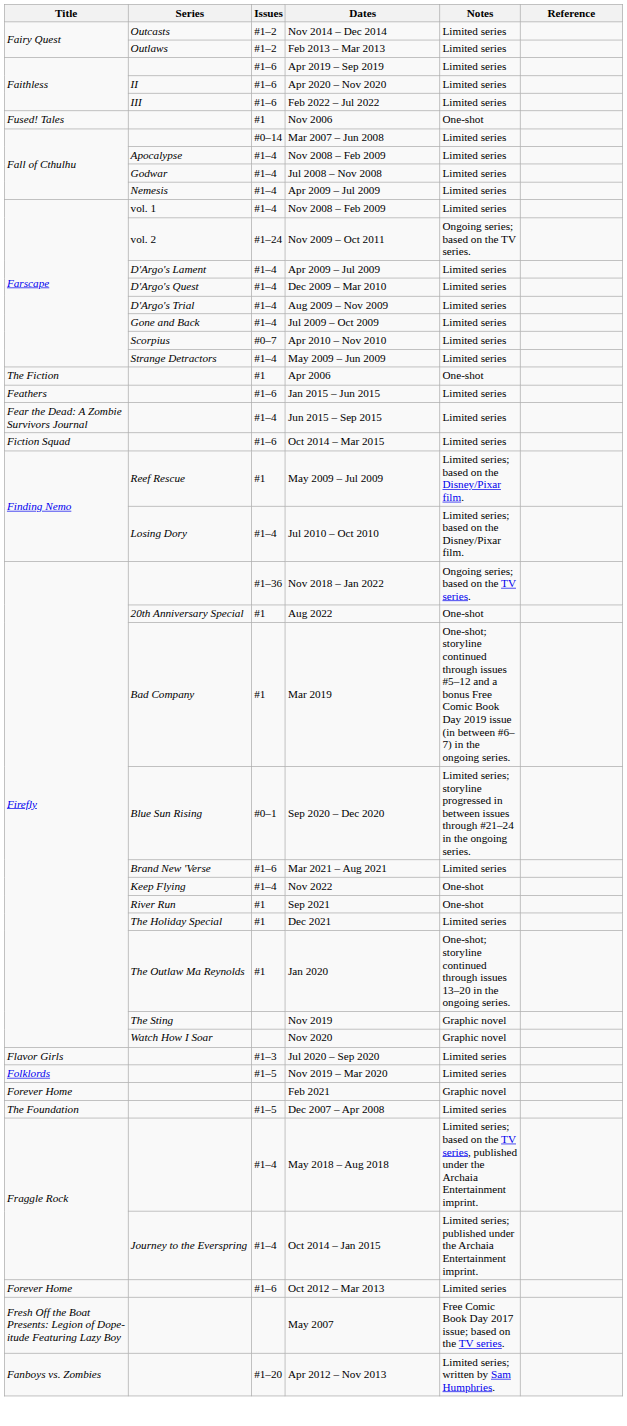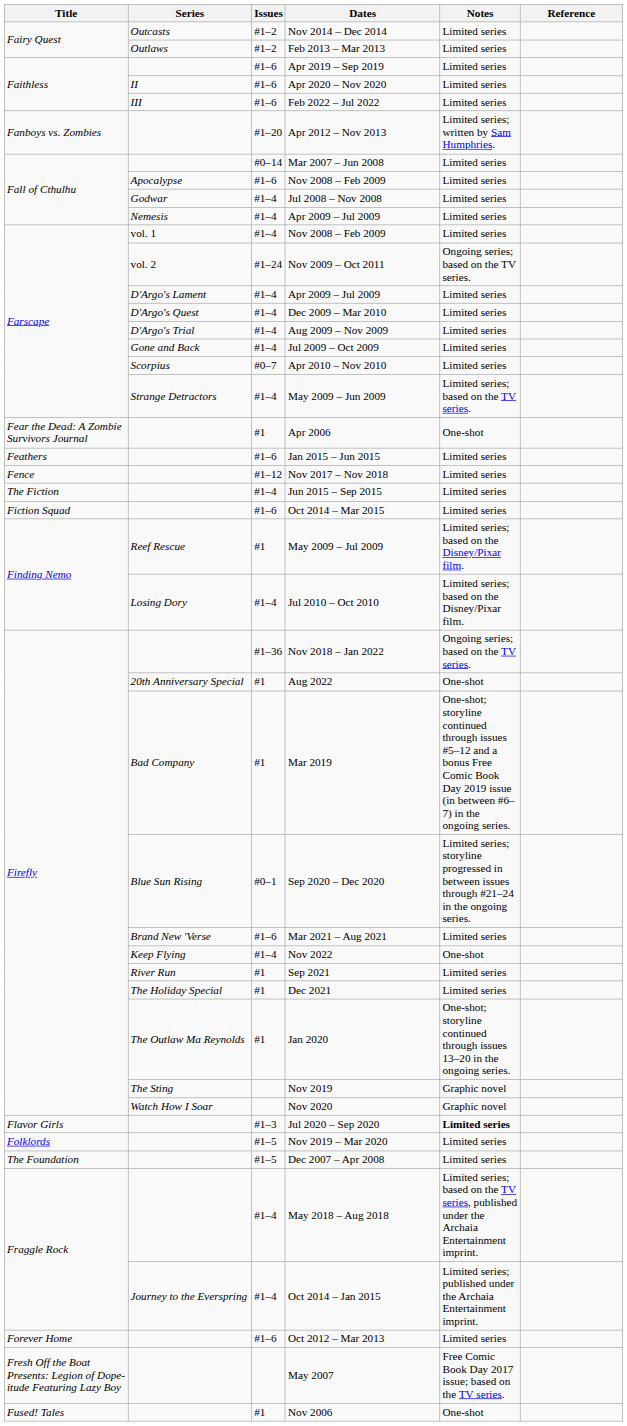rows swapped: (190, 1374) <-> (190, 120)
(265, 155) #1–4 -> (265, 180) #1–6
(474, 358) Limited series -> (479, 396) Limited series; based on the TV series.
(33, 376) The Fiction -> (64, 432) Fear the Dead: A Zombie Survivors Journal
+ row: (190, 474)
(64, 417) Fear the Dead: A Zombie Survivors Journal -> (33, 492) The Fiction
(463, 904) One-shot -> (474, 972) Limited series
(474, 1056) normal -> (476, 1124) bold
- row: (190, 1091)
